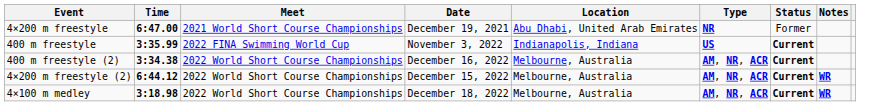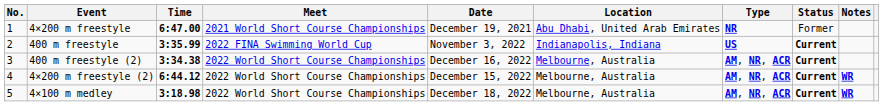+ column: (16, 12)
